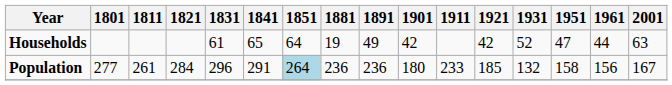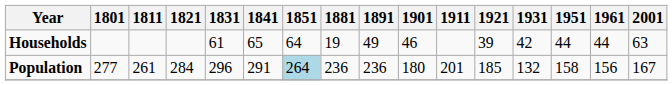(409, 42) 42 -> (409, 42) 46
(486, 42) 42 -> (486, 42) 39
(524, 42) 52 -> (524, 42) 42
(563, 42) 47 -> (563, 42) 44
(452, 67) 233 -> (452, 67) 201
